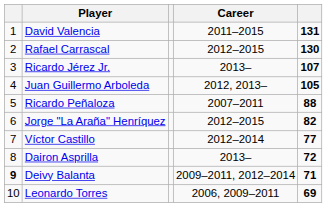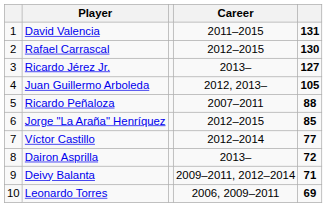(310, 67) 107 -> (310, 67) 127
(310, 121) 82 -> (310, 121) 85
(13, 175) bold -> (13, 175) normal
